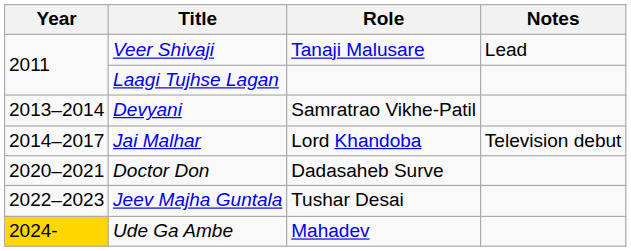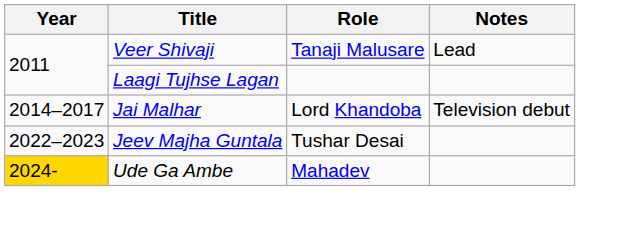- row: (147, 110)
- row: (161, 170)
